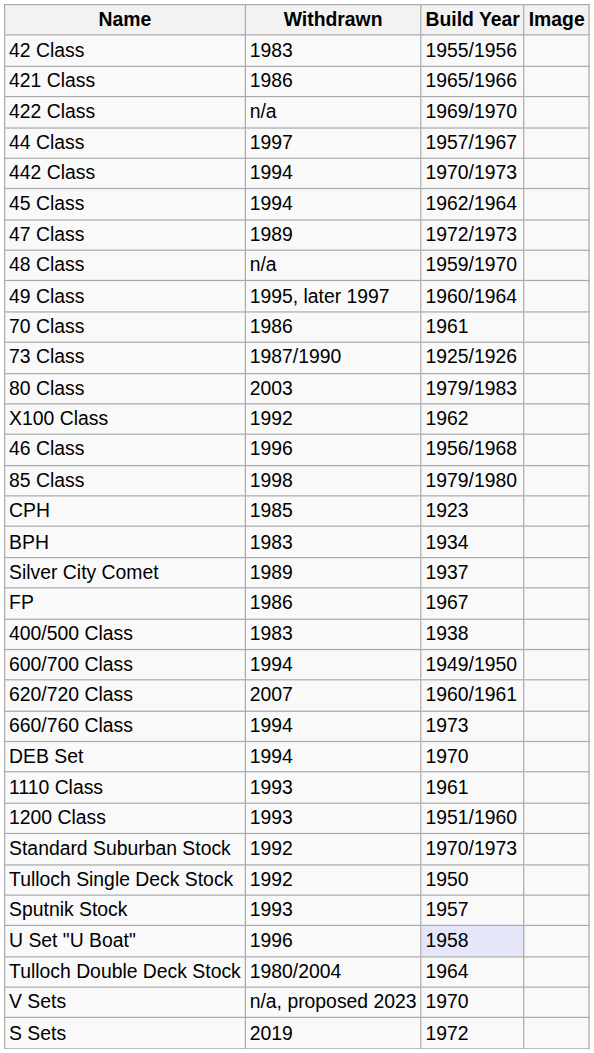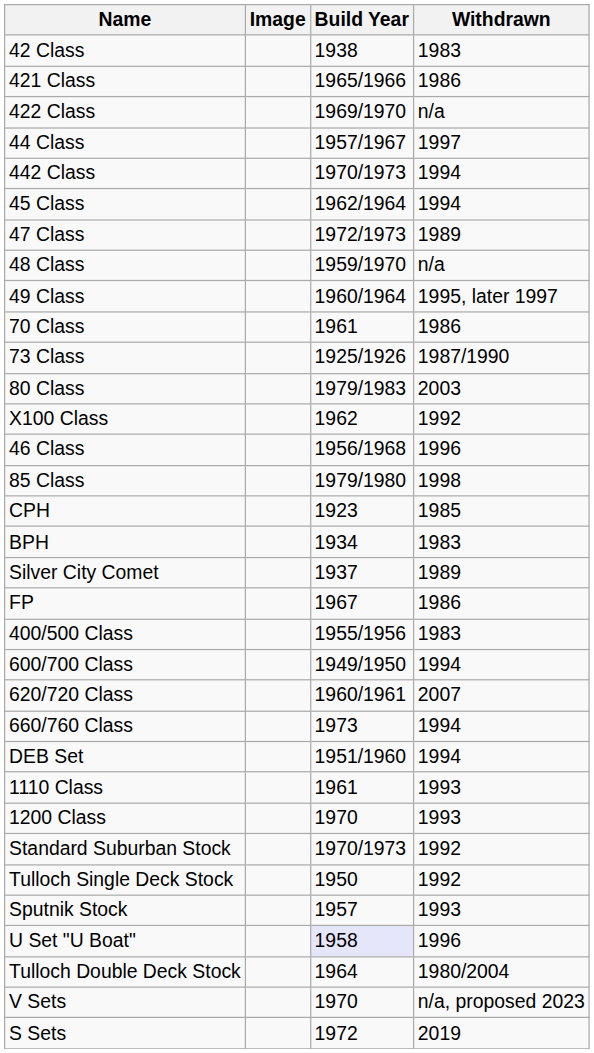columns swapped: (557, 19) <-> (333, 19)
(471, 50) 1955/1956 -> (336, 50) 1938
(447, 633) 1938 -> (360, 633) 1955/1956
(447, 756) 1970 -> (360, 756) 1951/1960
(471, 818) 1951/1960 -> (336, 818) 1970
